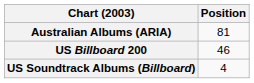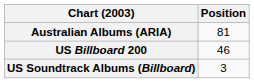(223, 68) 4 -> (223, 68) 3
